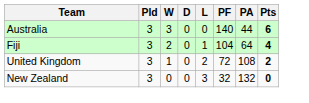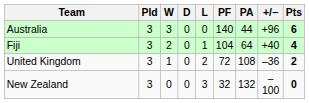+ column: (271, 12)
